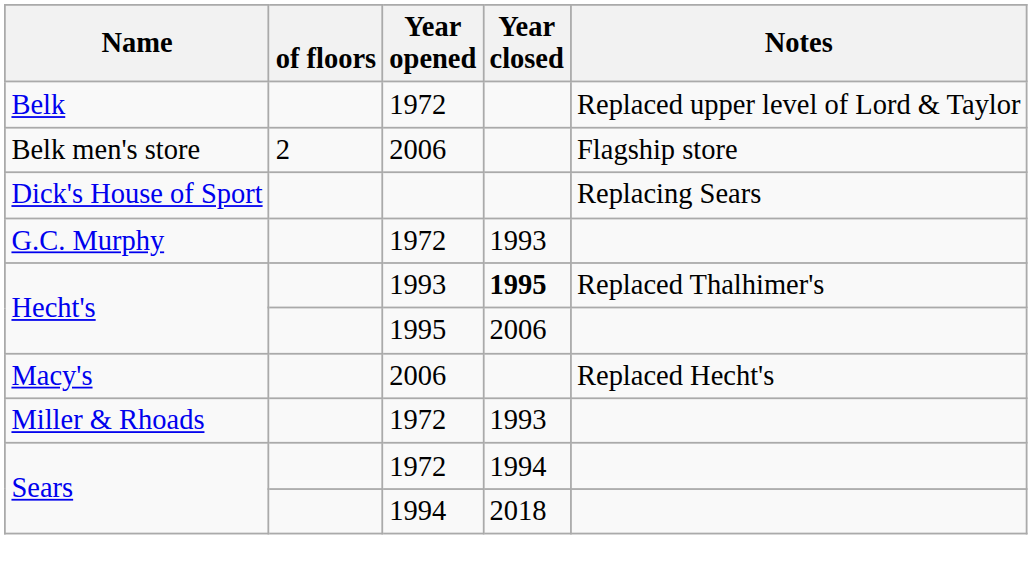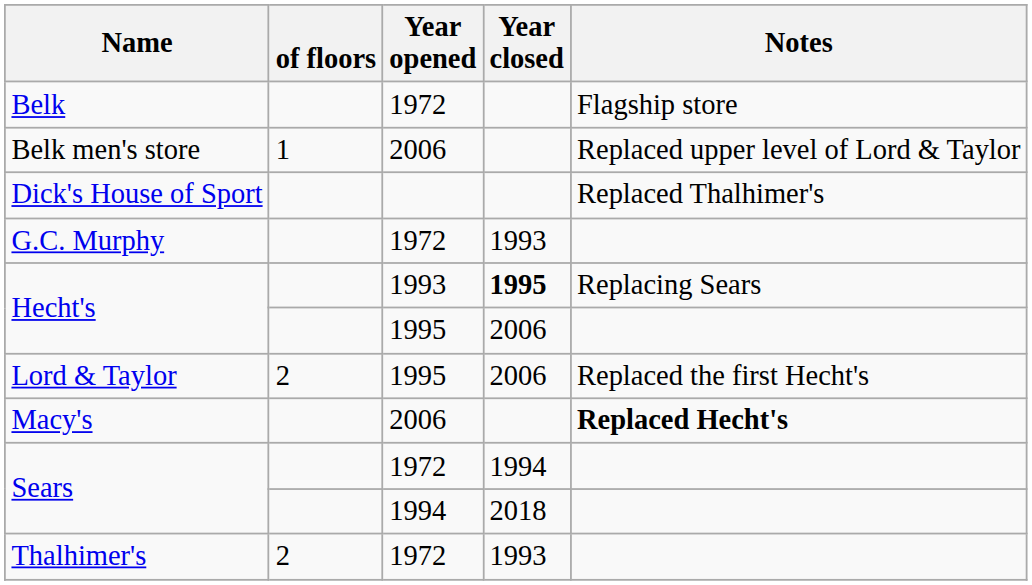(799, 104) Replaced upper level of Lord & Taylor -> (657, 104) Flagship store
(283, 149) 2 -> (283, 149) 1
(657, 149) Flagship store -> (799, 149) Replaced upper level of Lord & Taylor
(669, 194) Replacing Sears -> (701, 194) Replaced Thalhimer's
(701, 284) Replaced Thalhimer's -> (669, 284) Replacing Sears
+ row: (94, 375)
(676, 375) normal -> (683, 420) bold
- row: (108, 420)
+ row: (79, 555)
